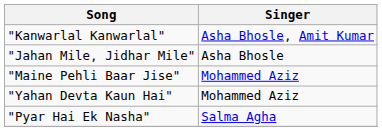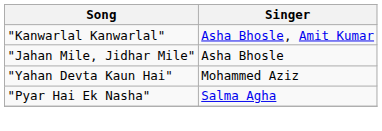- row: (94, 76)
